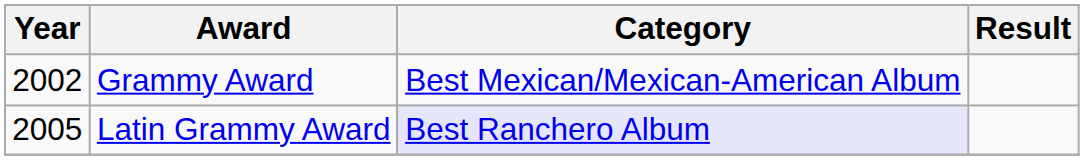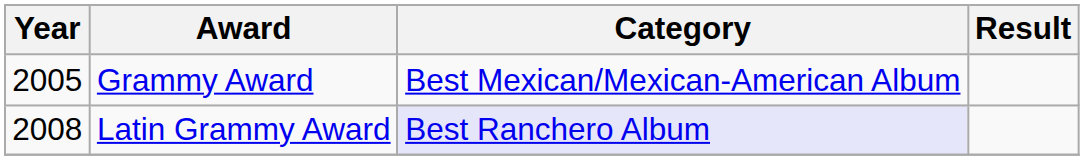(47, 79) 2002 -> (47, 79) 2005
(47, 129) 2005 -> (47, 129) 2008
